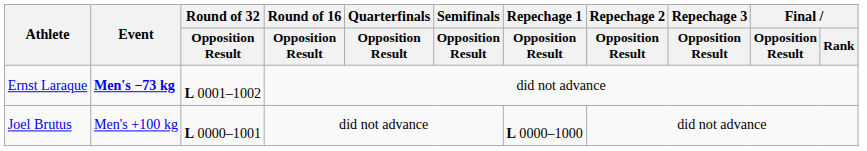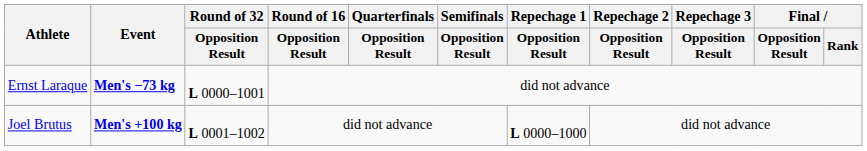(223, 94) L 0001–1002 -> (227, 94) L 0000–1001
(136, 125) normal -> (138, 125) bold
(223, 134) L 0000–1001 -> (227, 134) L 0001–1002
